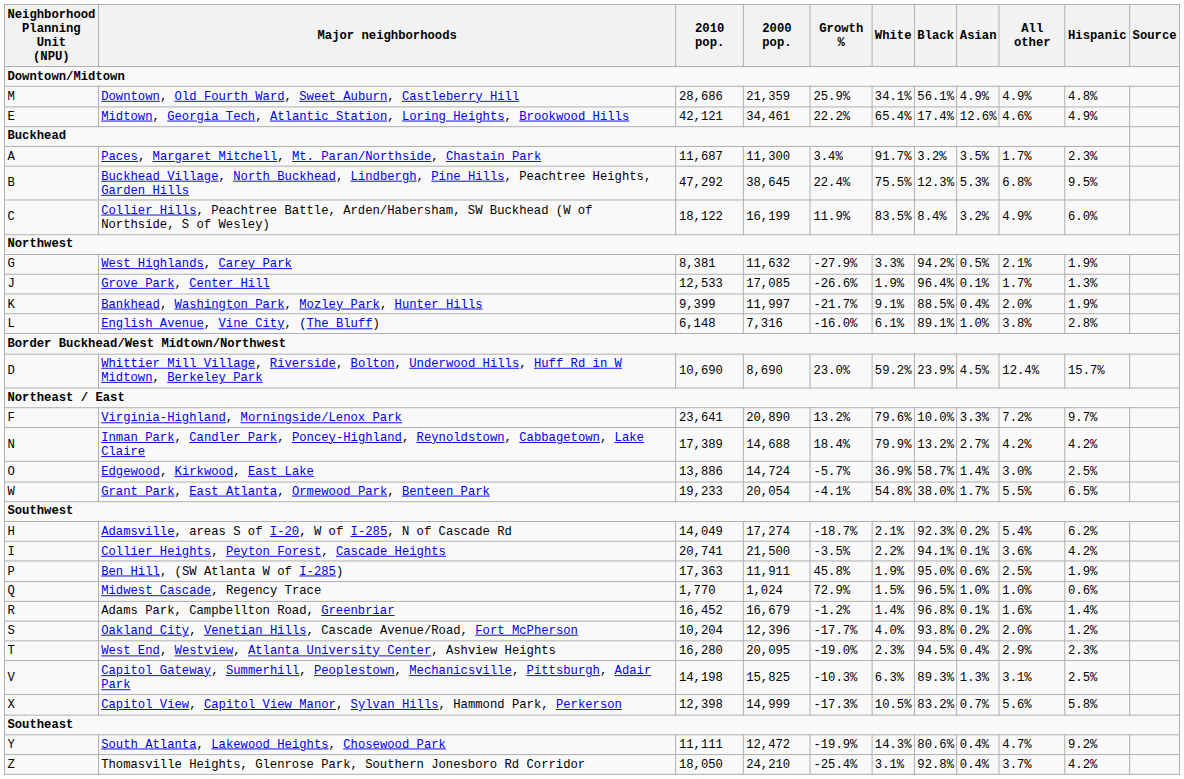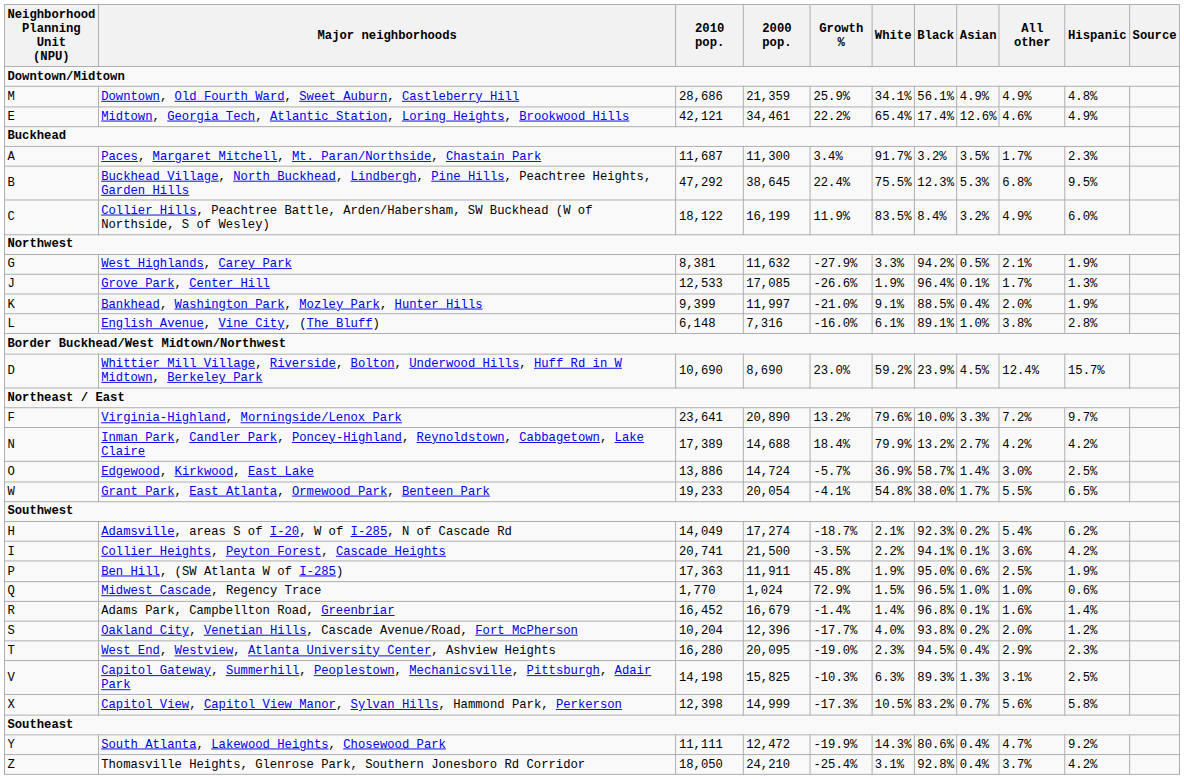(835, 304) -21.7% -> (835, 304) -21.0%
(832, 611) -1.2% -> (832, 611) -1.4%
